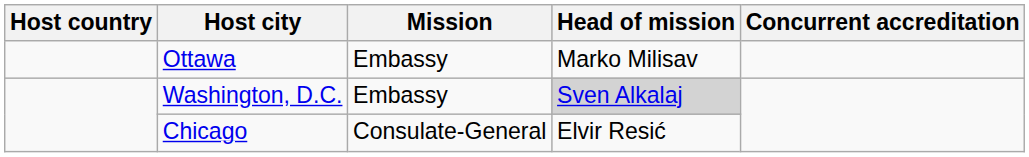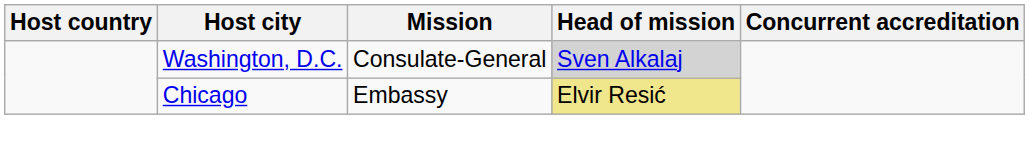- row: (199, 59)
(400, 95) Embassy -> (450, 59) Consulate-General
(450, 132) Consulate-General -> (400, 95) Embassy
(611, 132) no background -> (611, 95) khaki background
